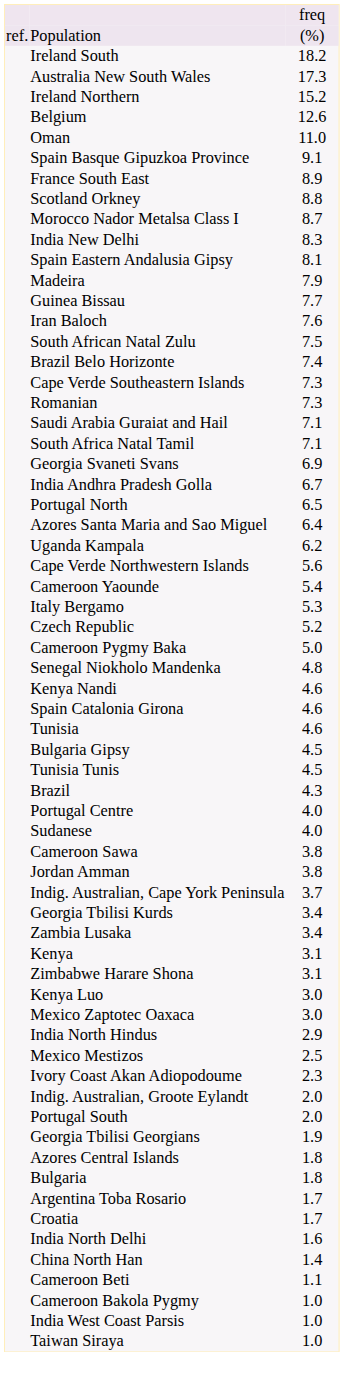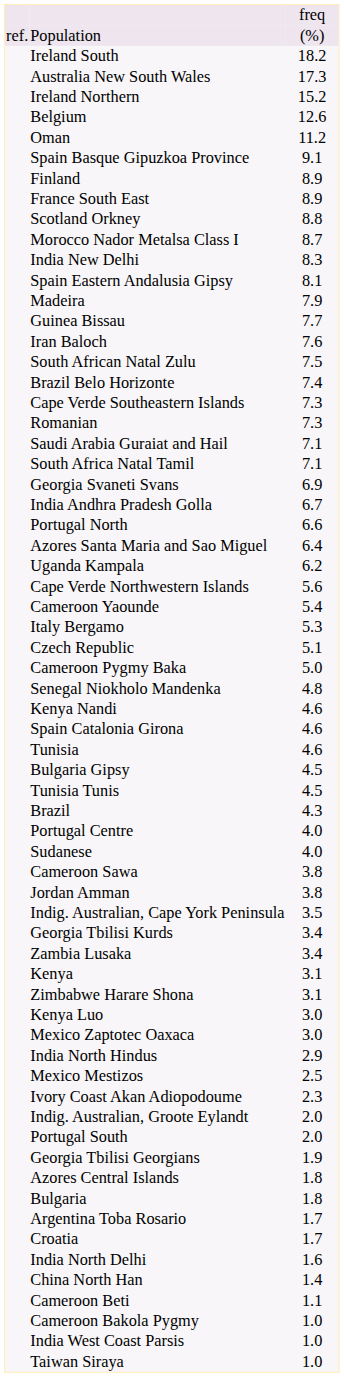(312, 137) 11.0 -> (312, 137) 11.2
+ row: (55, 178)
(312, 504) 6.5 -> (312, 525) 6.6
(312, 627) 5.2 -> (312, 647) 5.1
(312, 892) 3.7 -> (312, 912) 3.5
